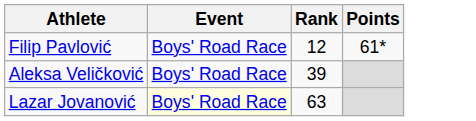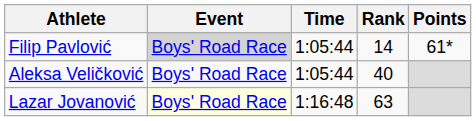+ column: (324, 19)
(219, 47) no background -> (219, 47) lightgrey background
(316, 47) 12 -> (383, 47) 14
(316, 74) 39 -> (383, 74) 40
